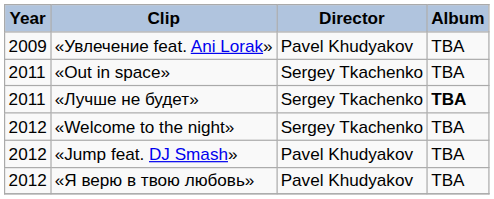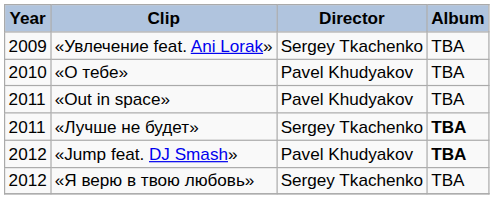(347, 46) Pavel Khudyakov -> (352, 46) Sergey Tkachenko
+ row: (91, 73)
(352, 73) Sergey Tkachenko -> (347, 100) Pavel Khudyakov
- row: (145, 127)
(448, 154) normal -> (449, 154) bold
(347, 181) Pavel Khudyakov -> (352, 181) Sergey Tkachenko
